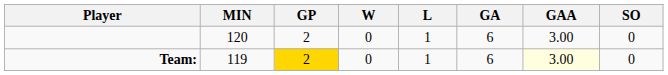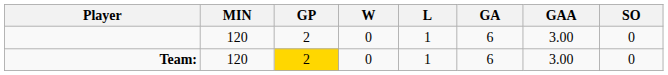(237, 59) 119 -> (237, 59) 120
(561, 59) lightyellow background -> (561, 59) no background
